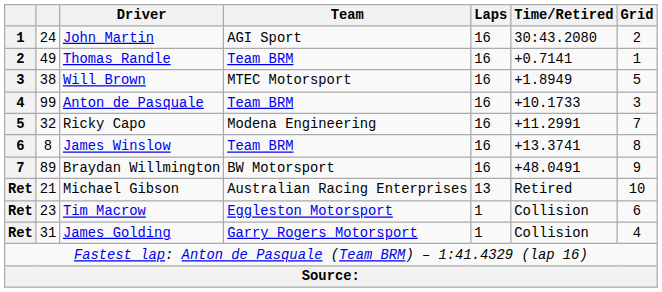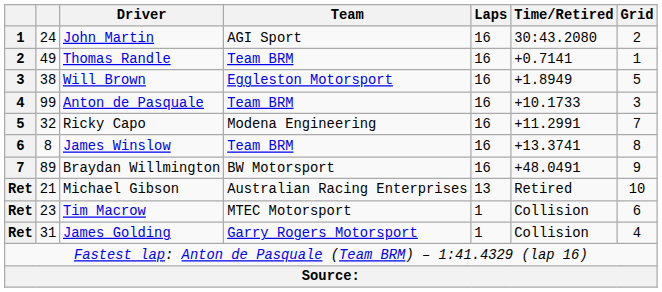(289, 81) MTEC Motorsport -> (310, 81) Eggleston Motorsport
(310, 211) Eggleston Motorsport -> (289, 211) MTEC Motorsport
